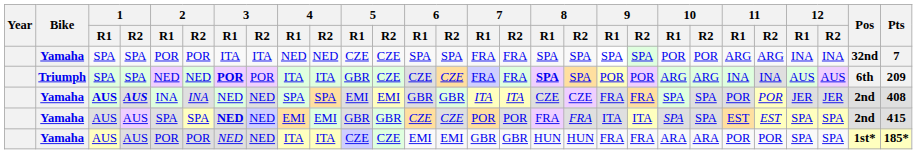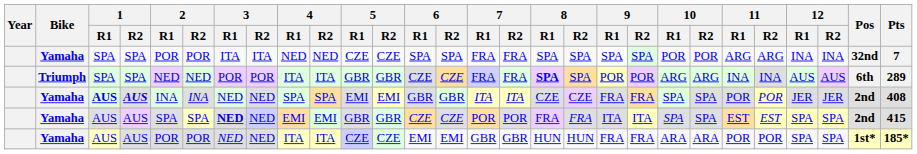(230, 77) bold -> (230, 77) normal
(389, 77) CZE -> (389, 77) GBR
(896, 77) 209 -> (896, 77) 289
